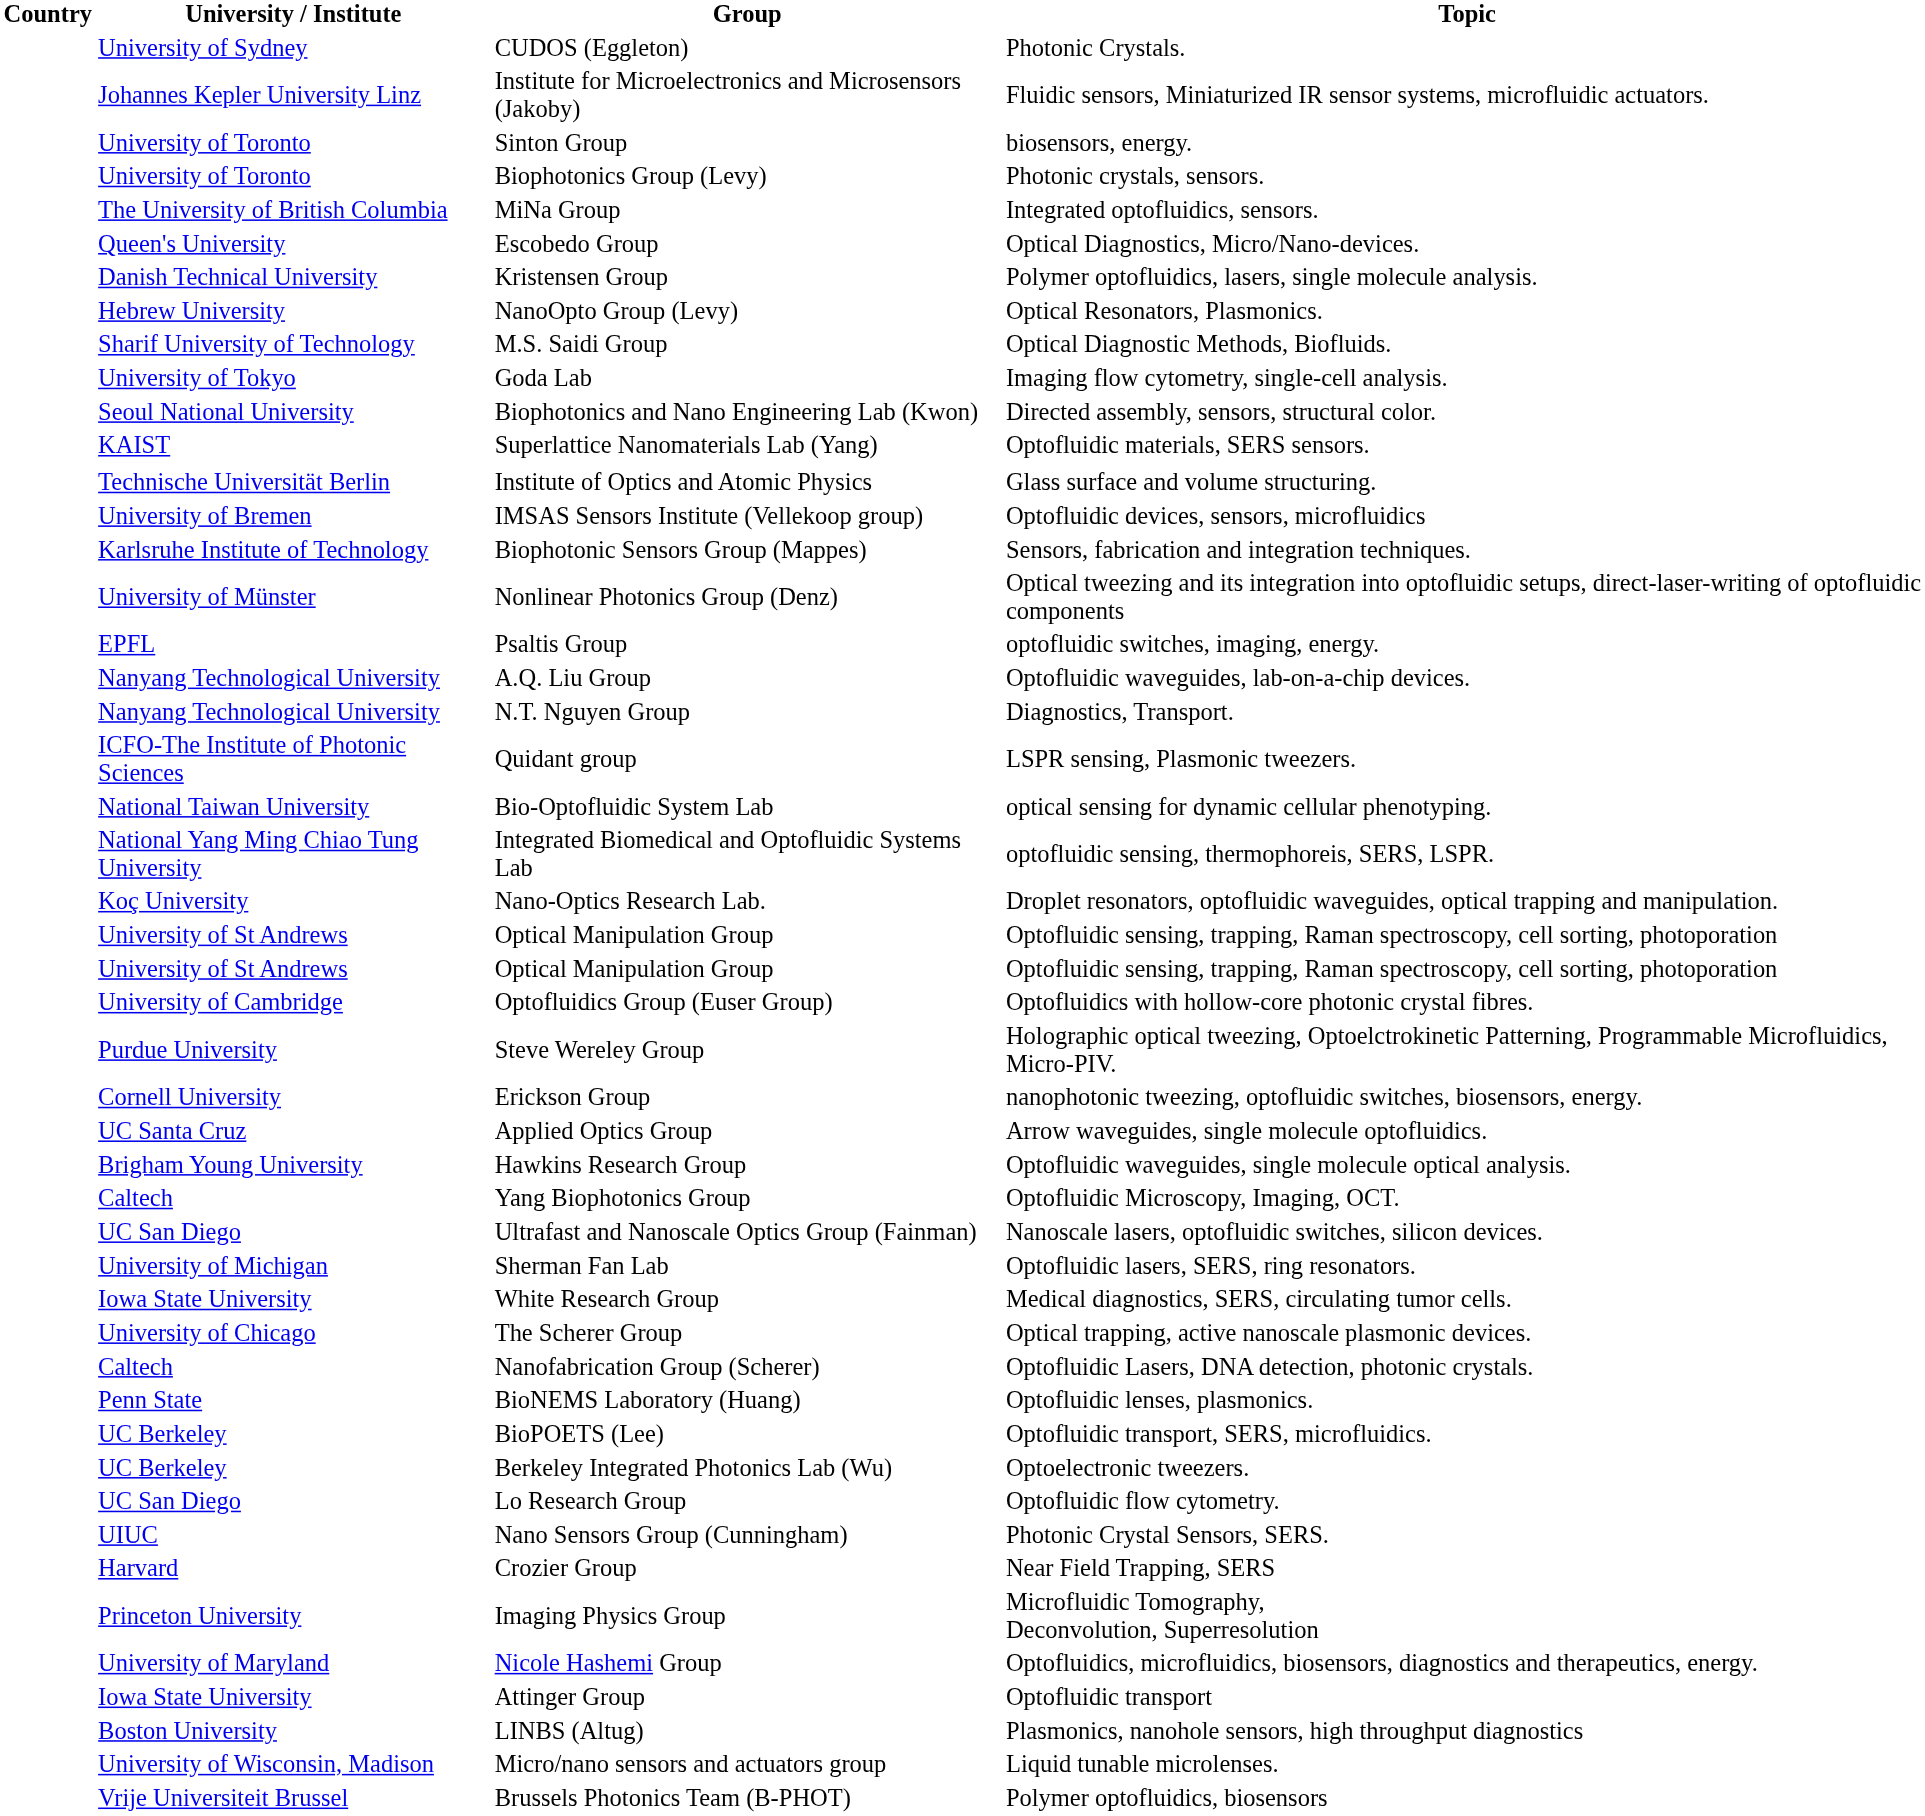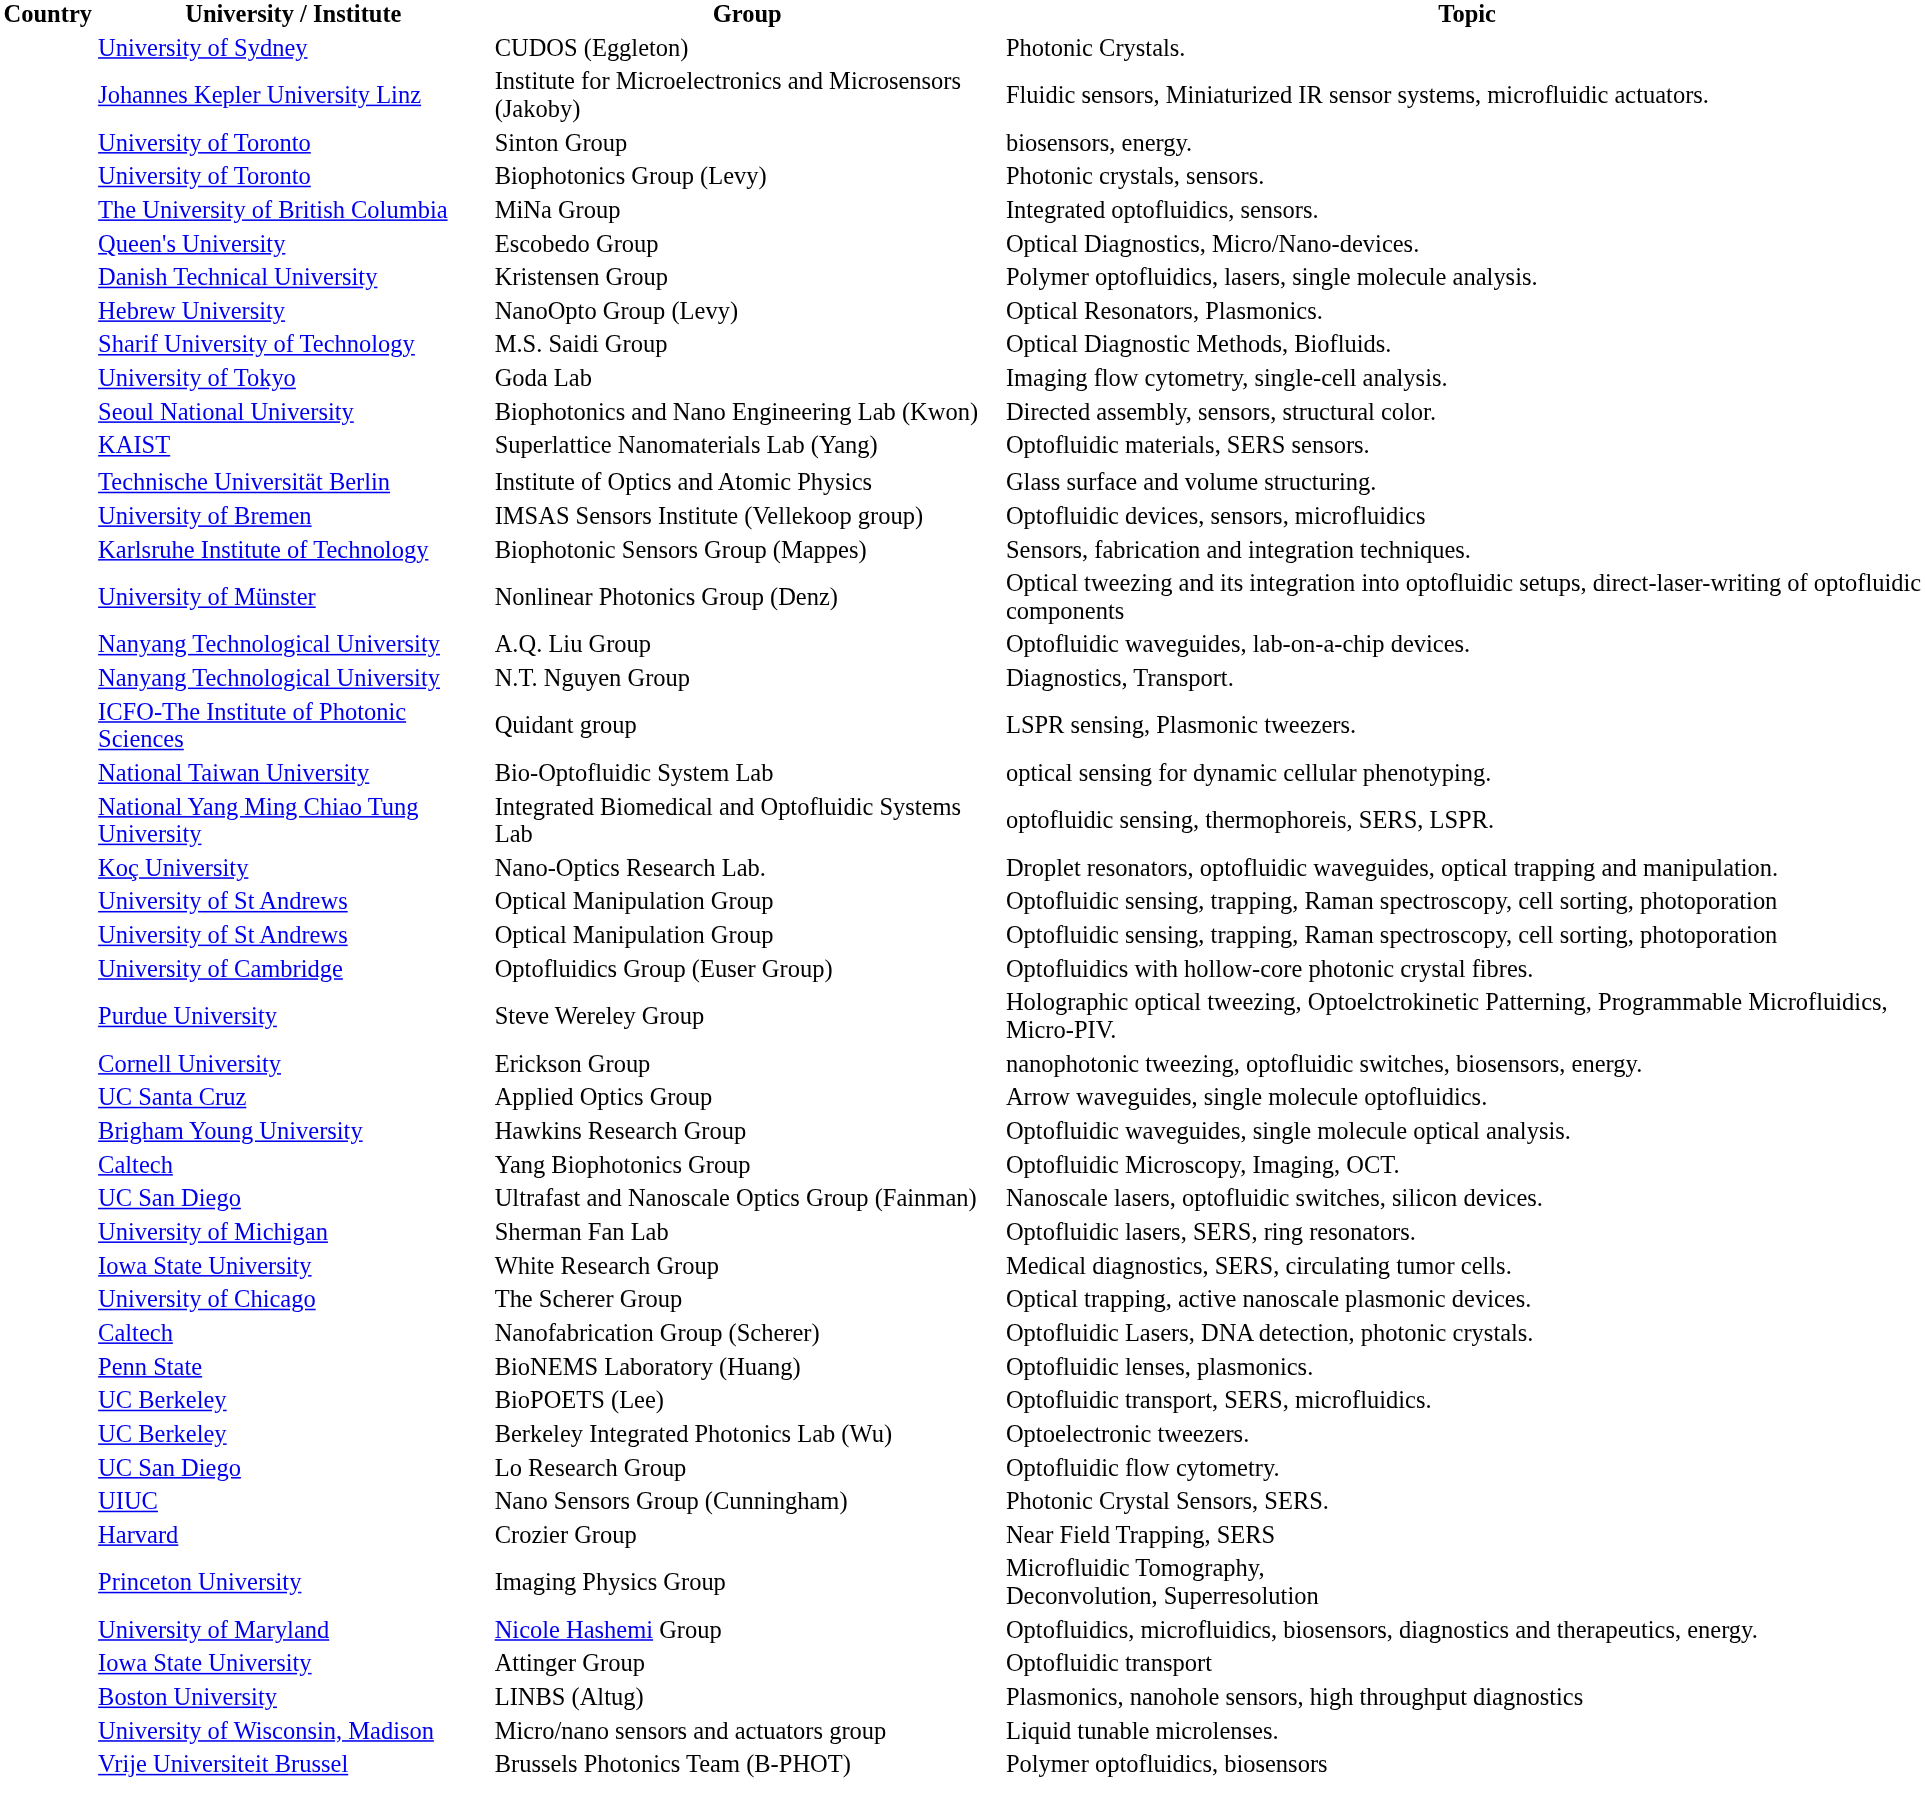- row: (561, 644)
